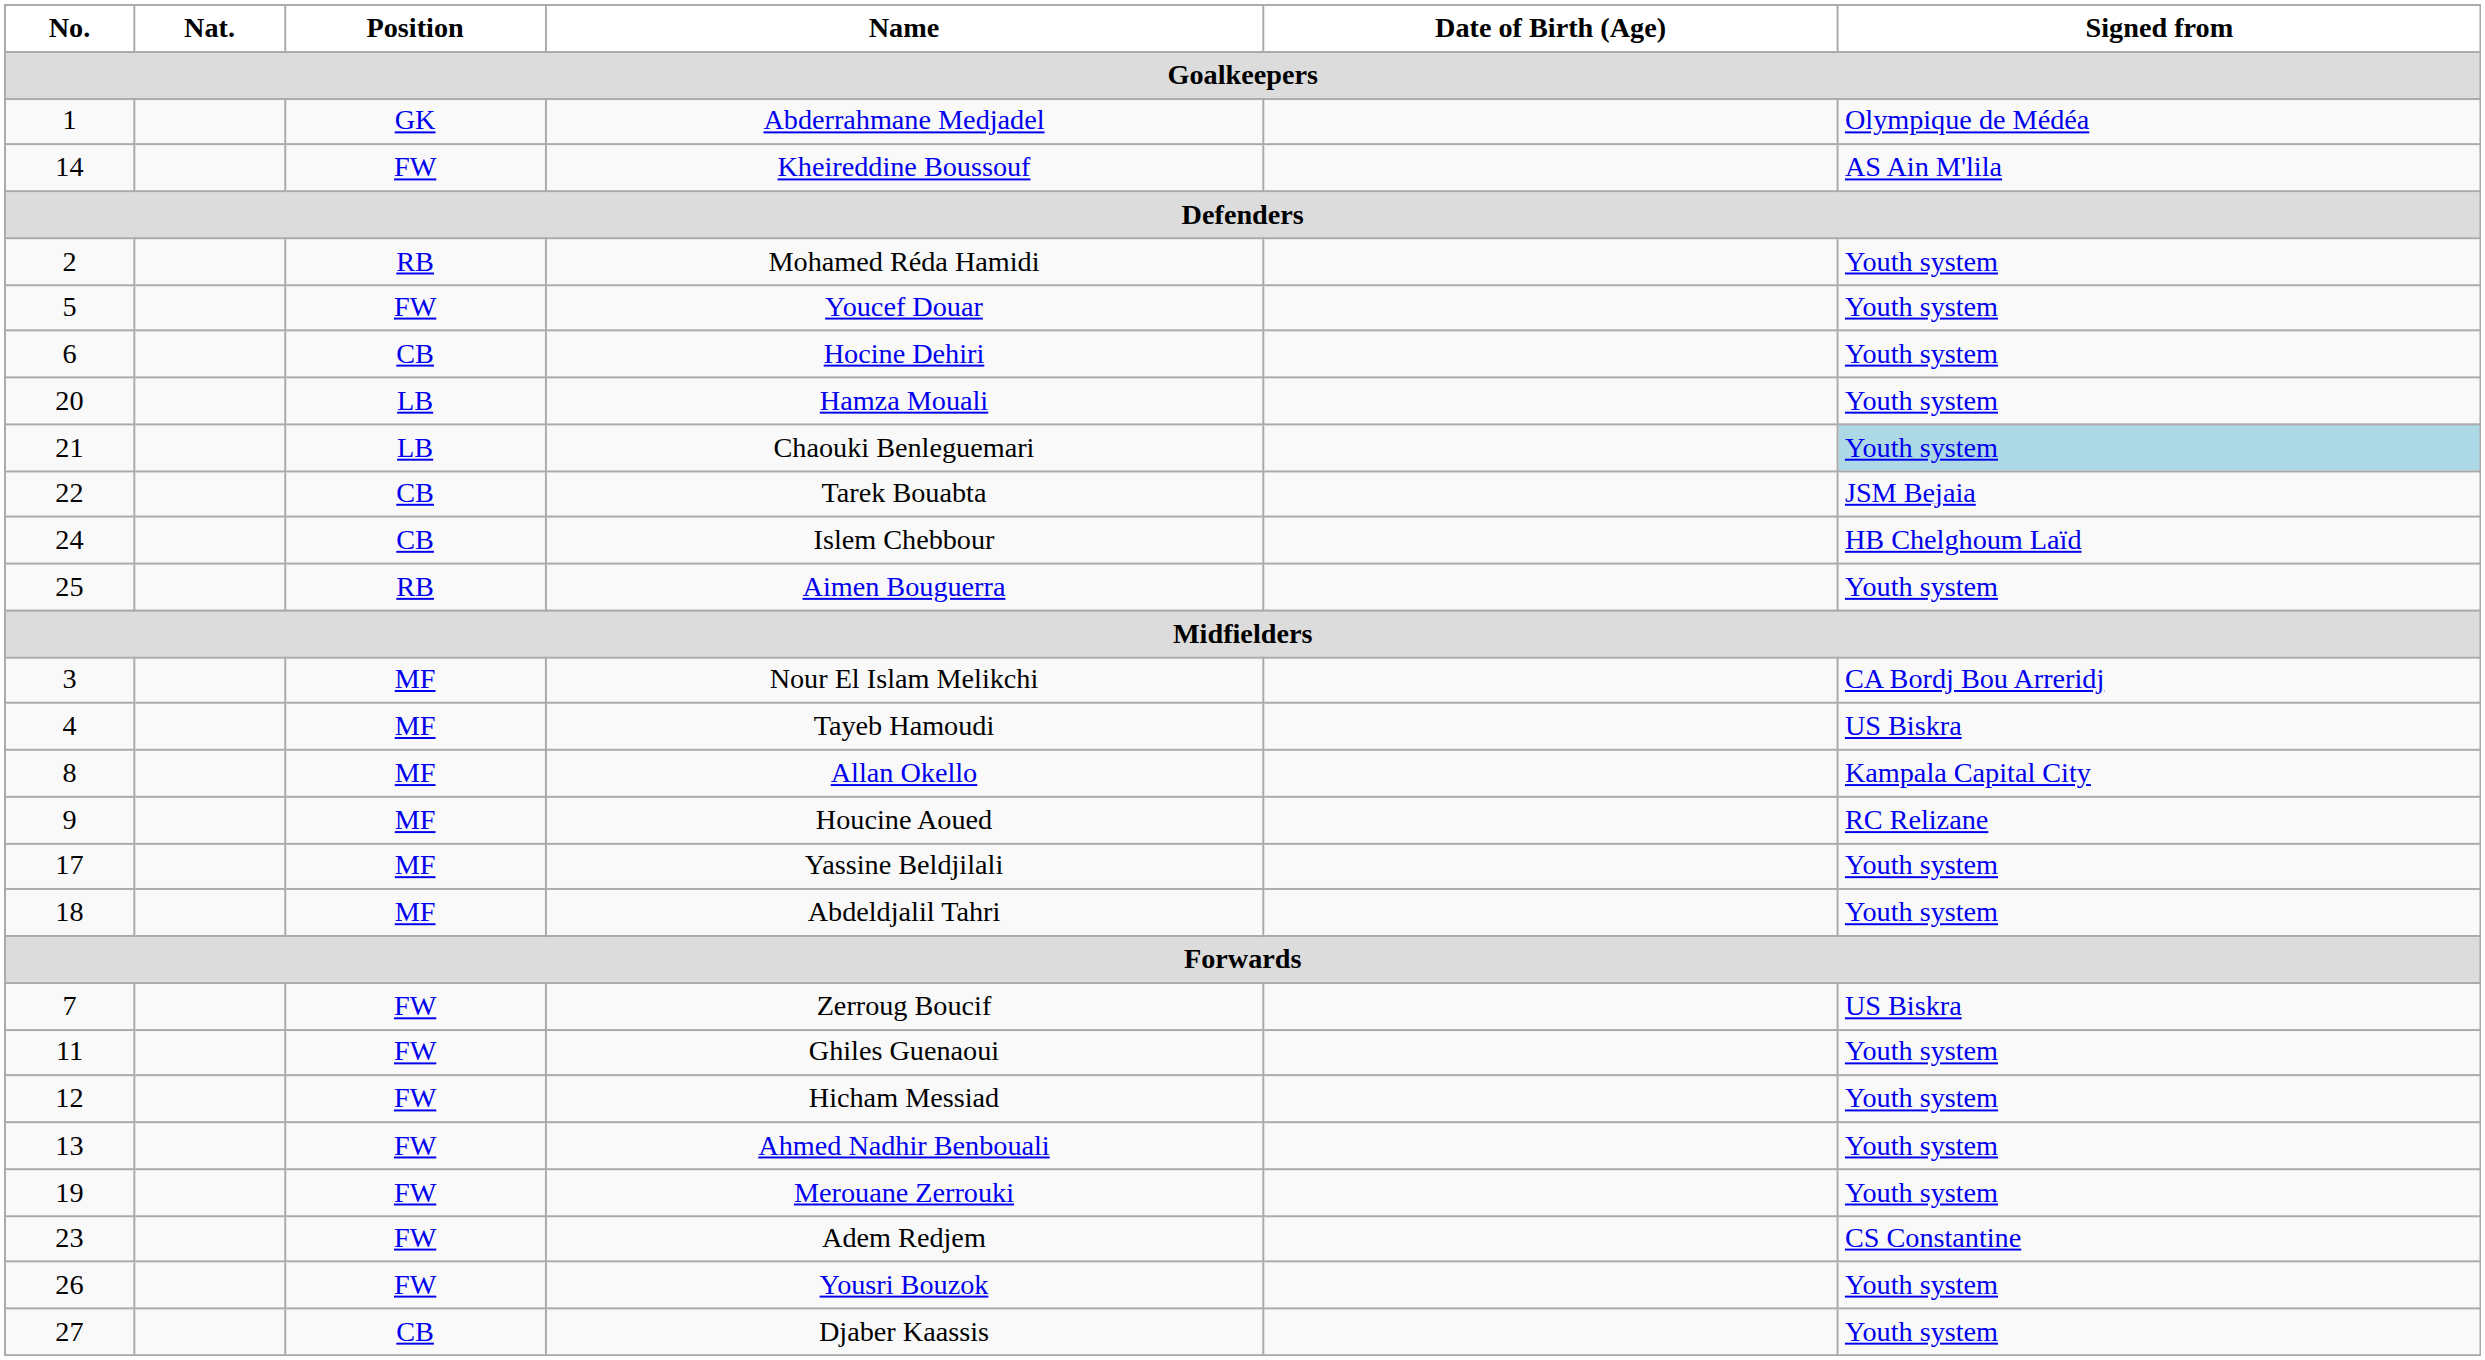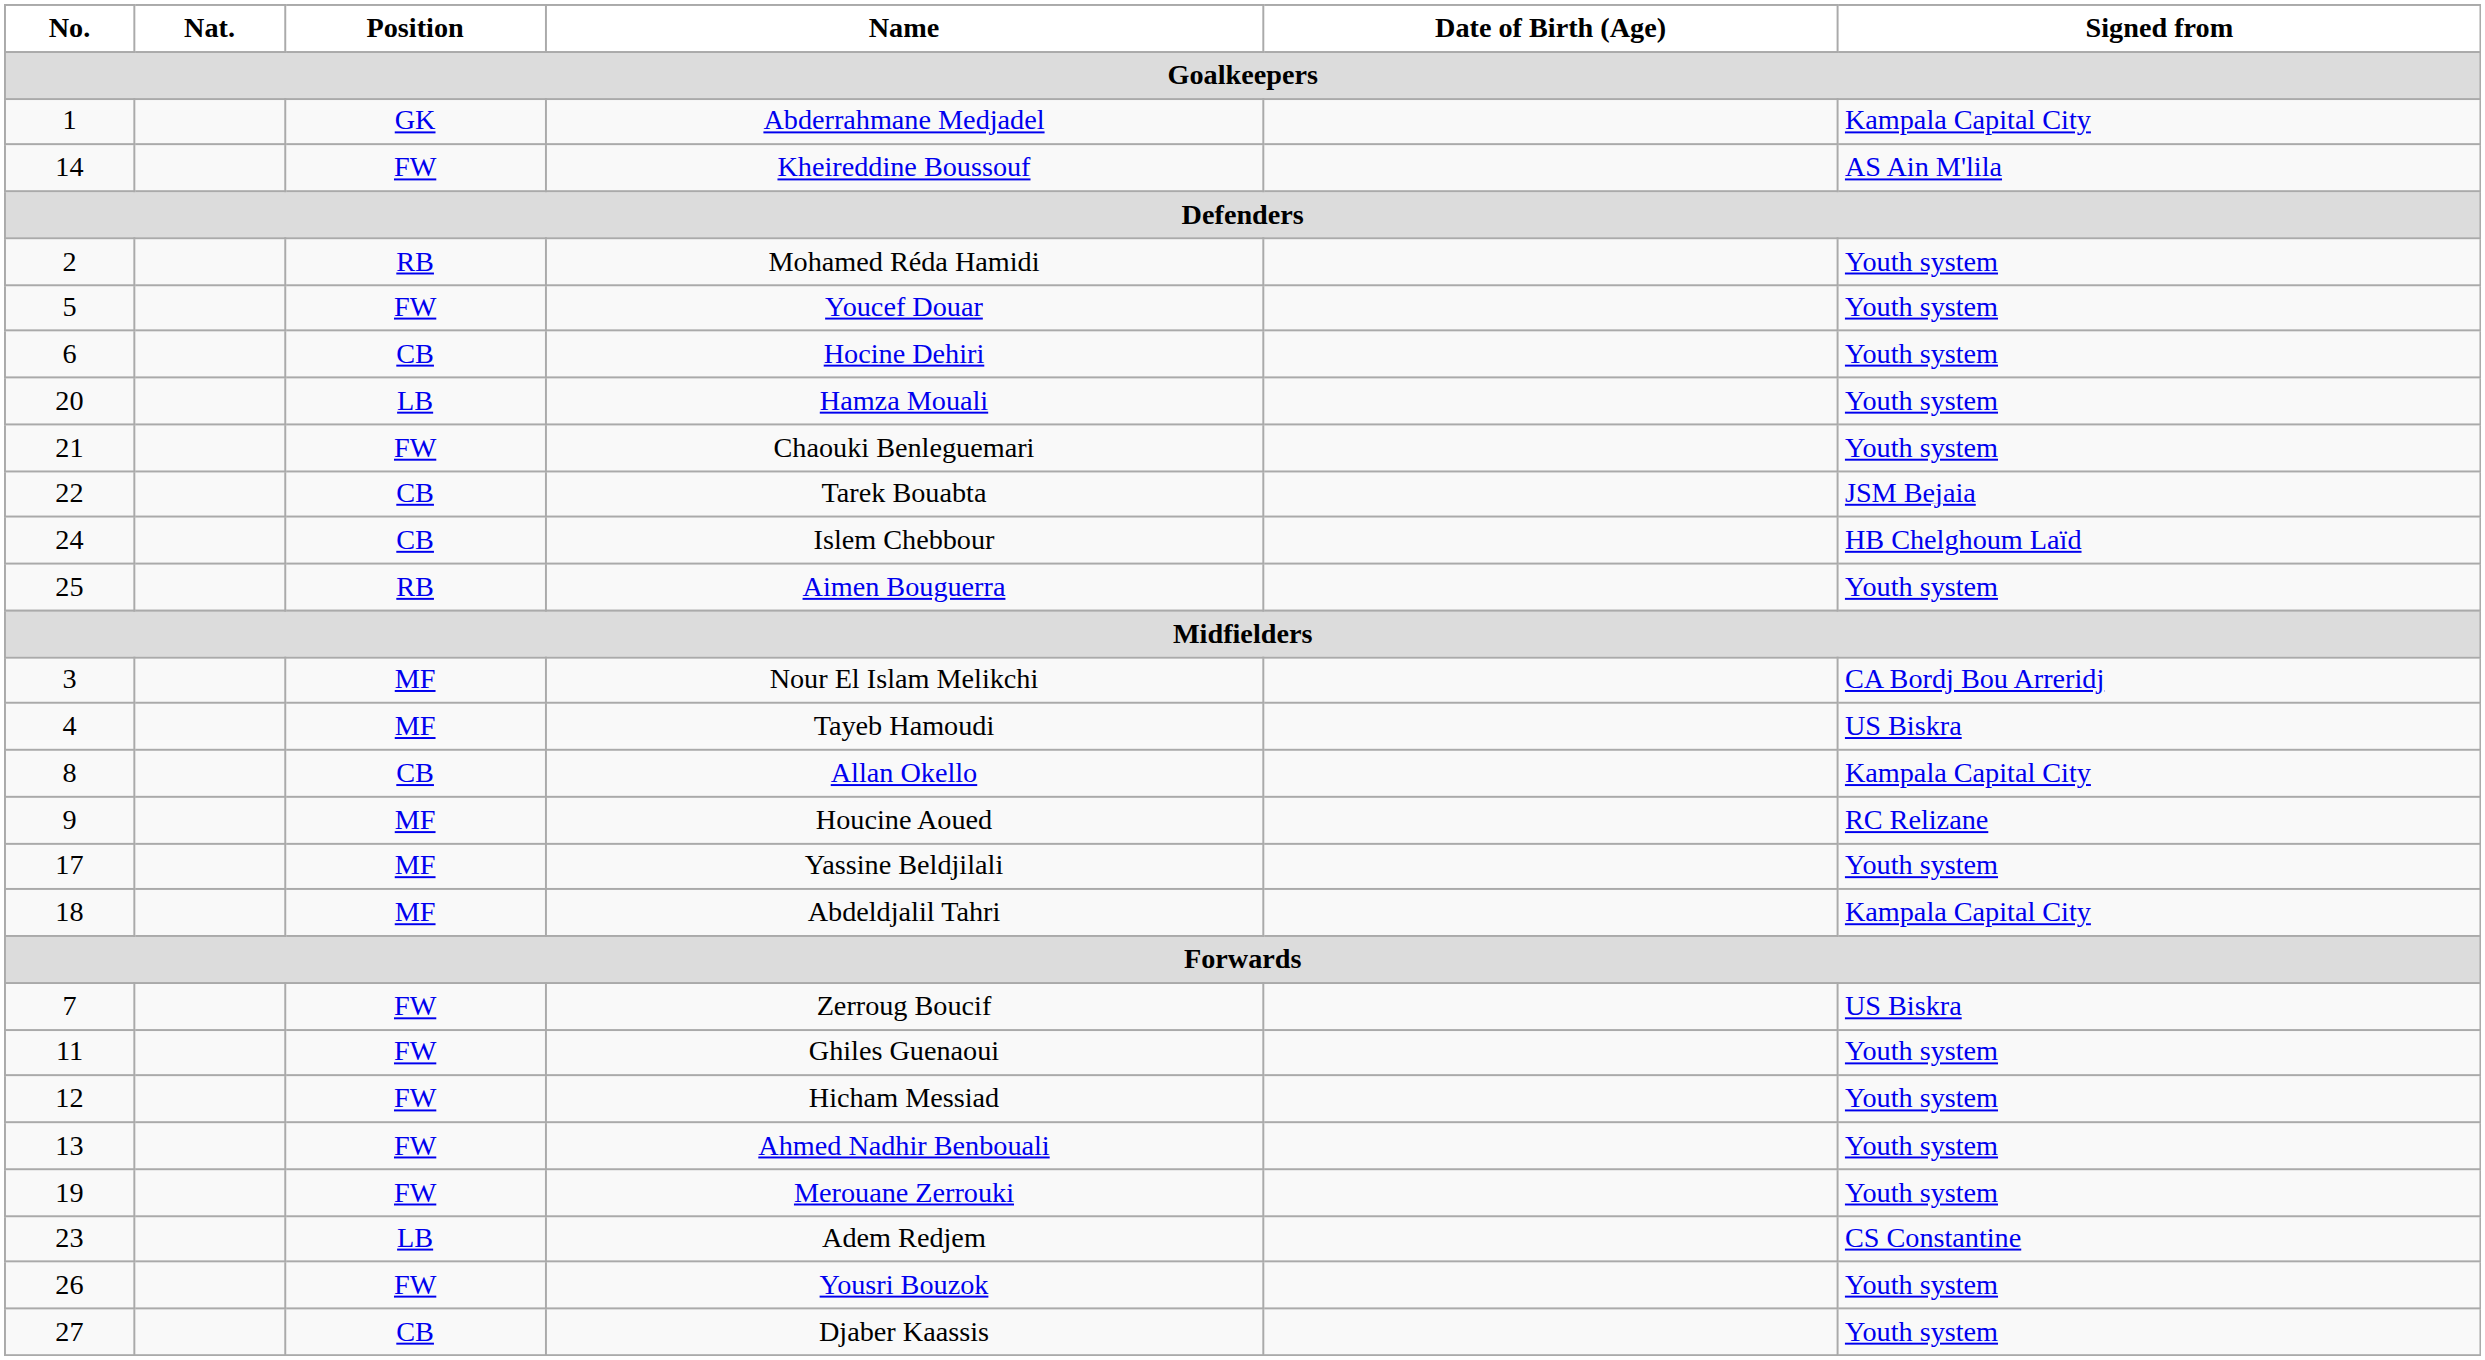(1967, 121) Olympique de Médéa -> (1968, 121) Kampala Capital City
(415, 447) LB -> (415, 447) FW
(1921, 447) lightblue background -> (1921, 447) no background
(415, 772) MF -> (415, 772) CB
(1921, 912) Youth system -> (1968, 912) Kampala Capital City
(415, 1238) FW -> (415, 1238) LB
